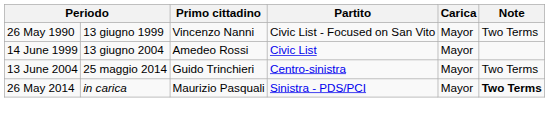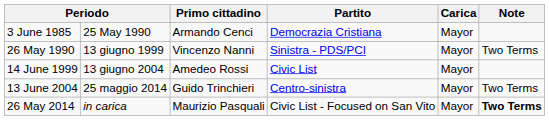+ row: (39, 32)
(353, 32) Civic List - Focused on San Vito -> (318, 50) Sinistra - PDS/PCI
(318, 87) Sinistra - PDS/PCI -> (353, 106) Civic List - Focused on San Vito
